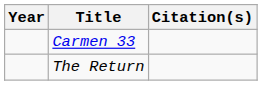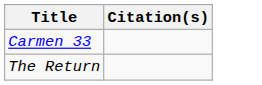- column: (27, 17)
